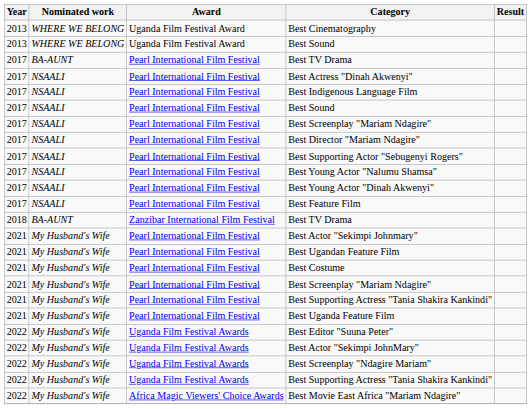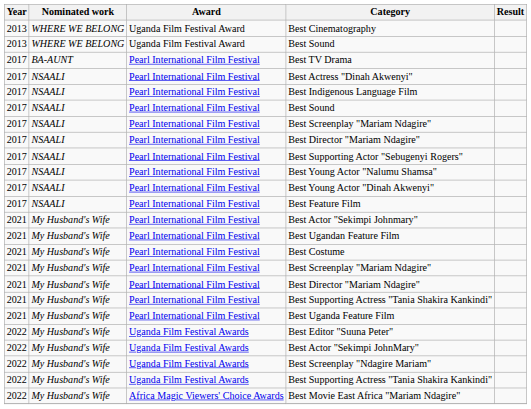- row: (17, 220)
+ row: (17, 284)
